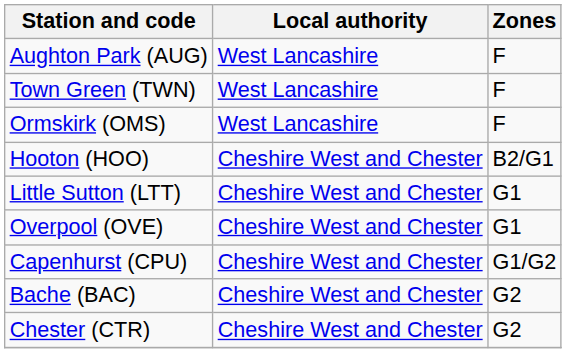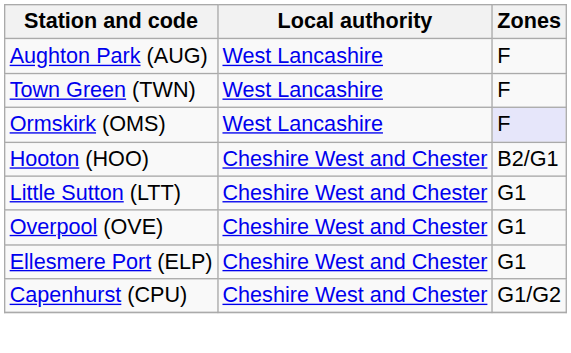(499, 124) no background -> (504, 124) lavender background
+ row: (111, 261)
- row: (73, 295)
- row: (80, 329)
